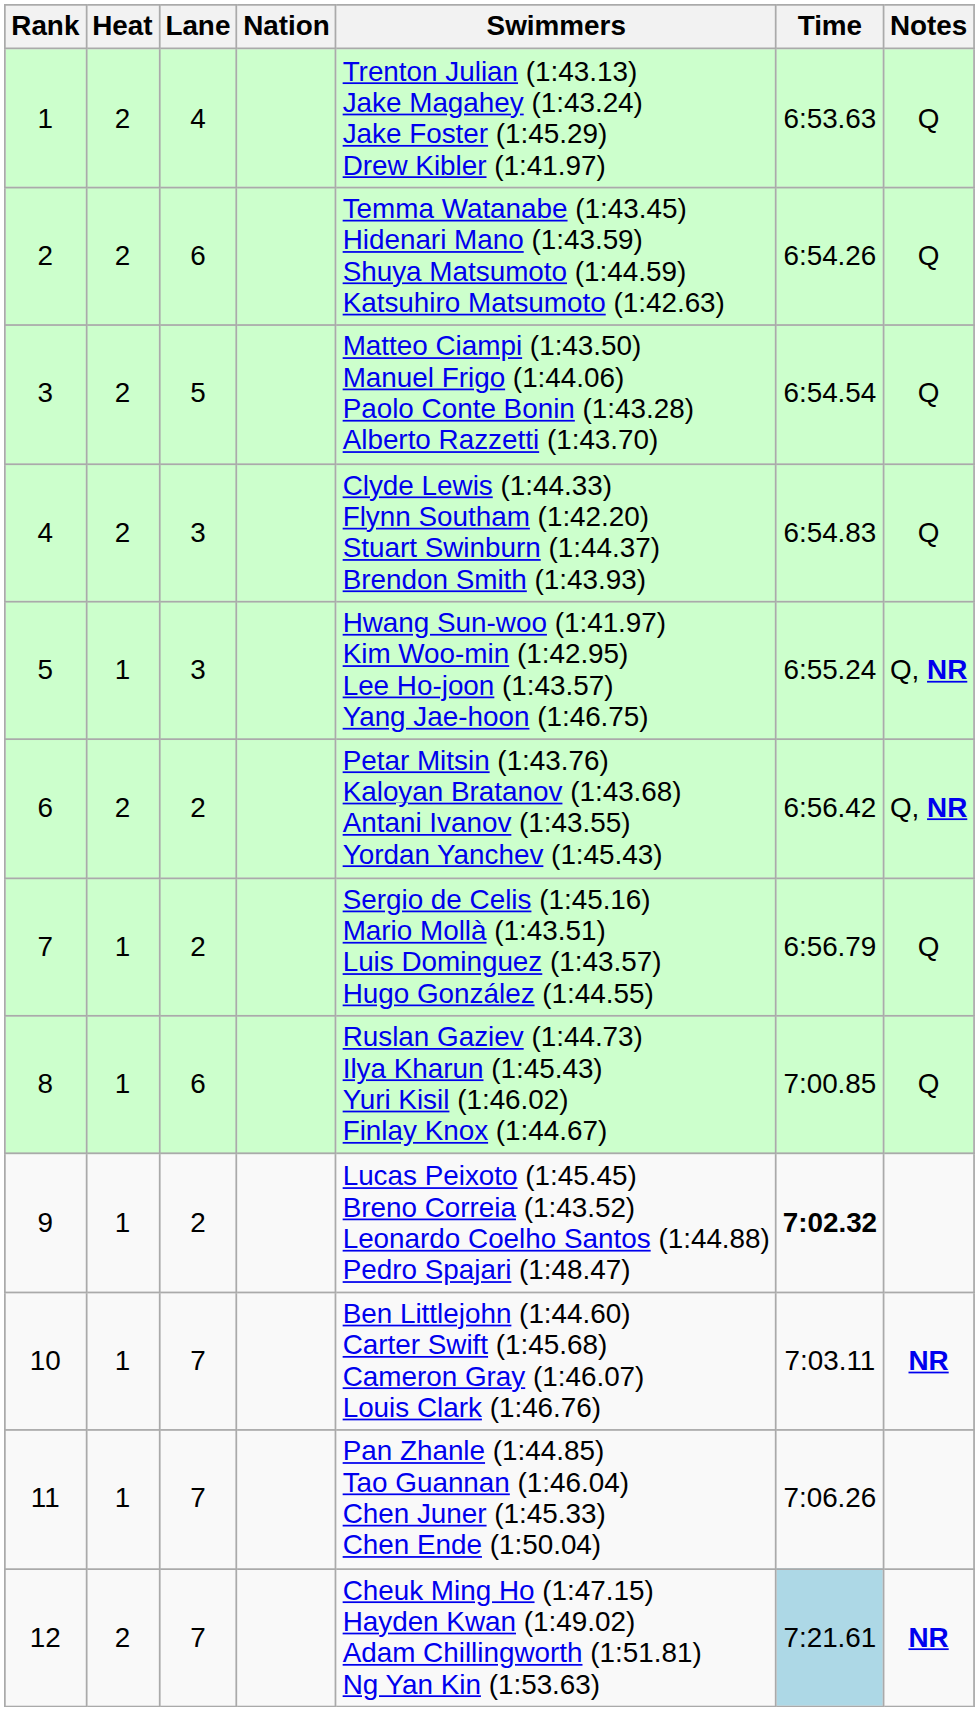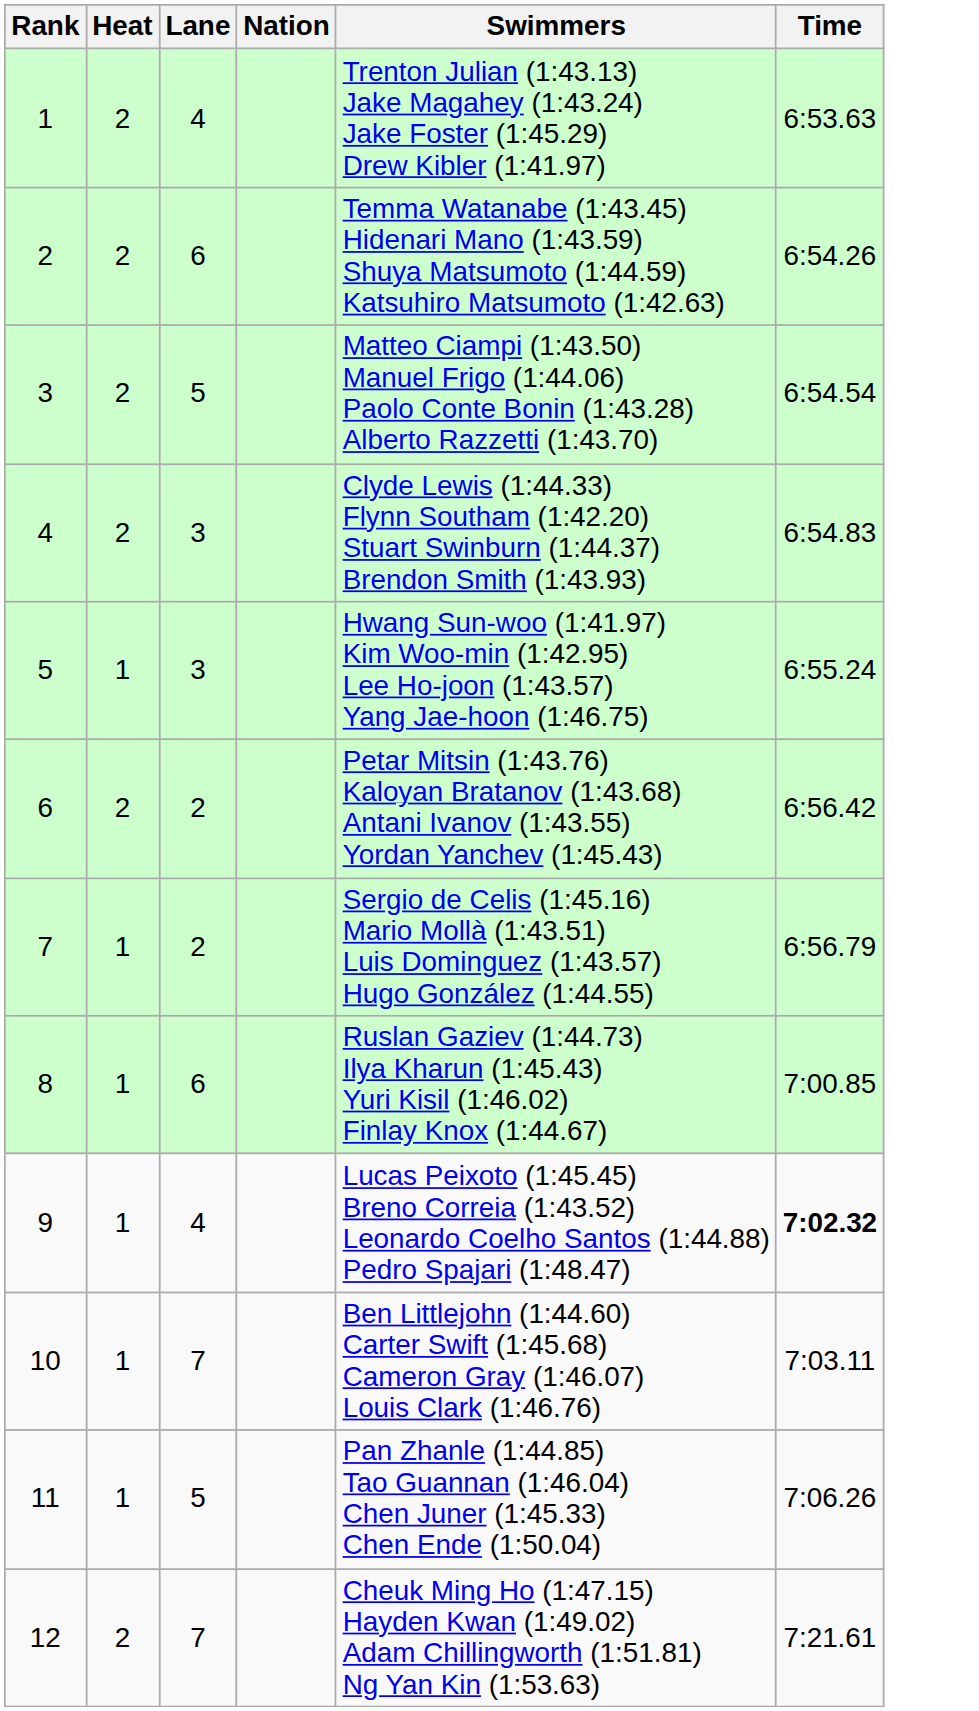- column: (929, 26)
(198, 1222) 2 -> (198, 1222) 4
(198, 1498) 7 -> (198, 1498) 5
(830, 1636) lightblue background -> (830, 1636) no background
